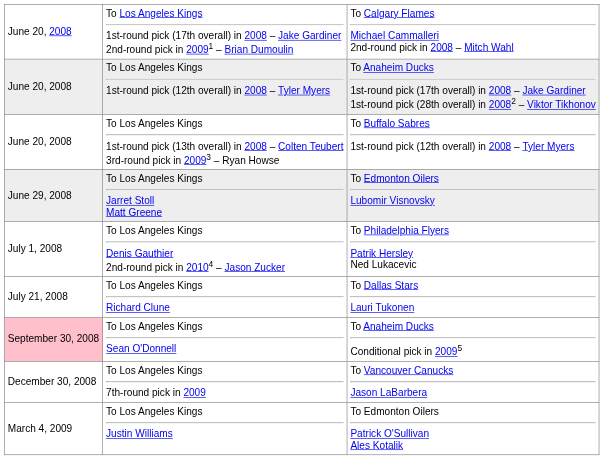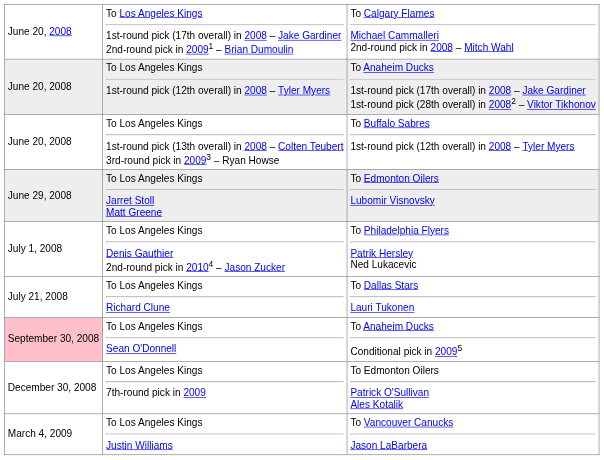(473, 381) To Vancouver Canucks Jason LaBarbera -> (473, 387) To Edmonton Oilers Patrick O'Sullivan Ales Kotalik
(473, 428) To Edmonton Oilers Patrick O'Sullivan Ales Kotalik -> (473, 434) To Vancouver Canucks Jason LaBarbera
